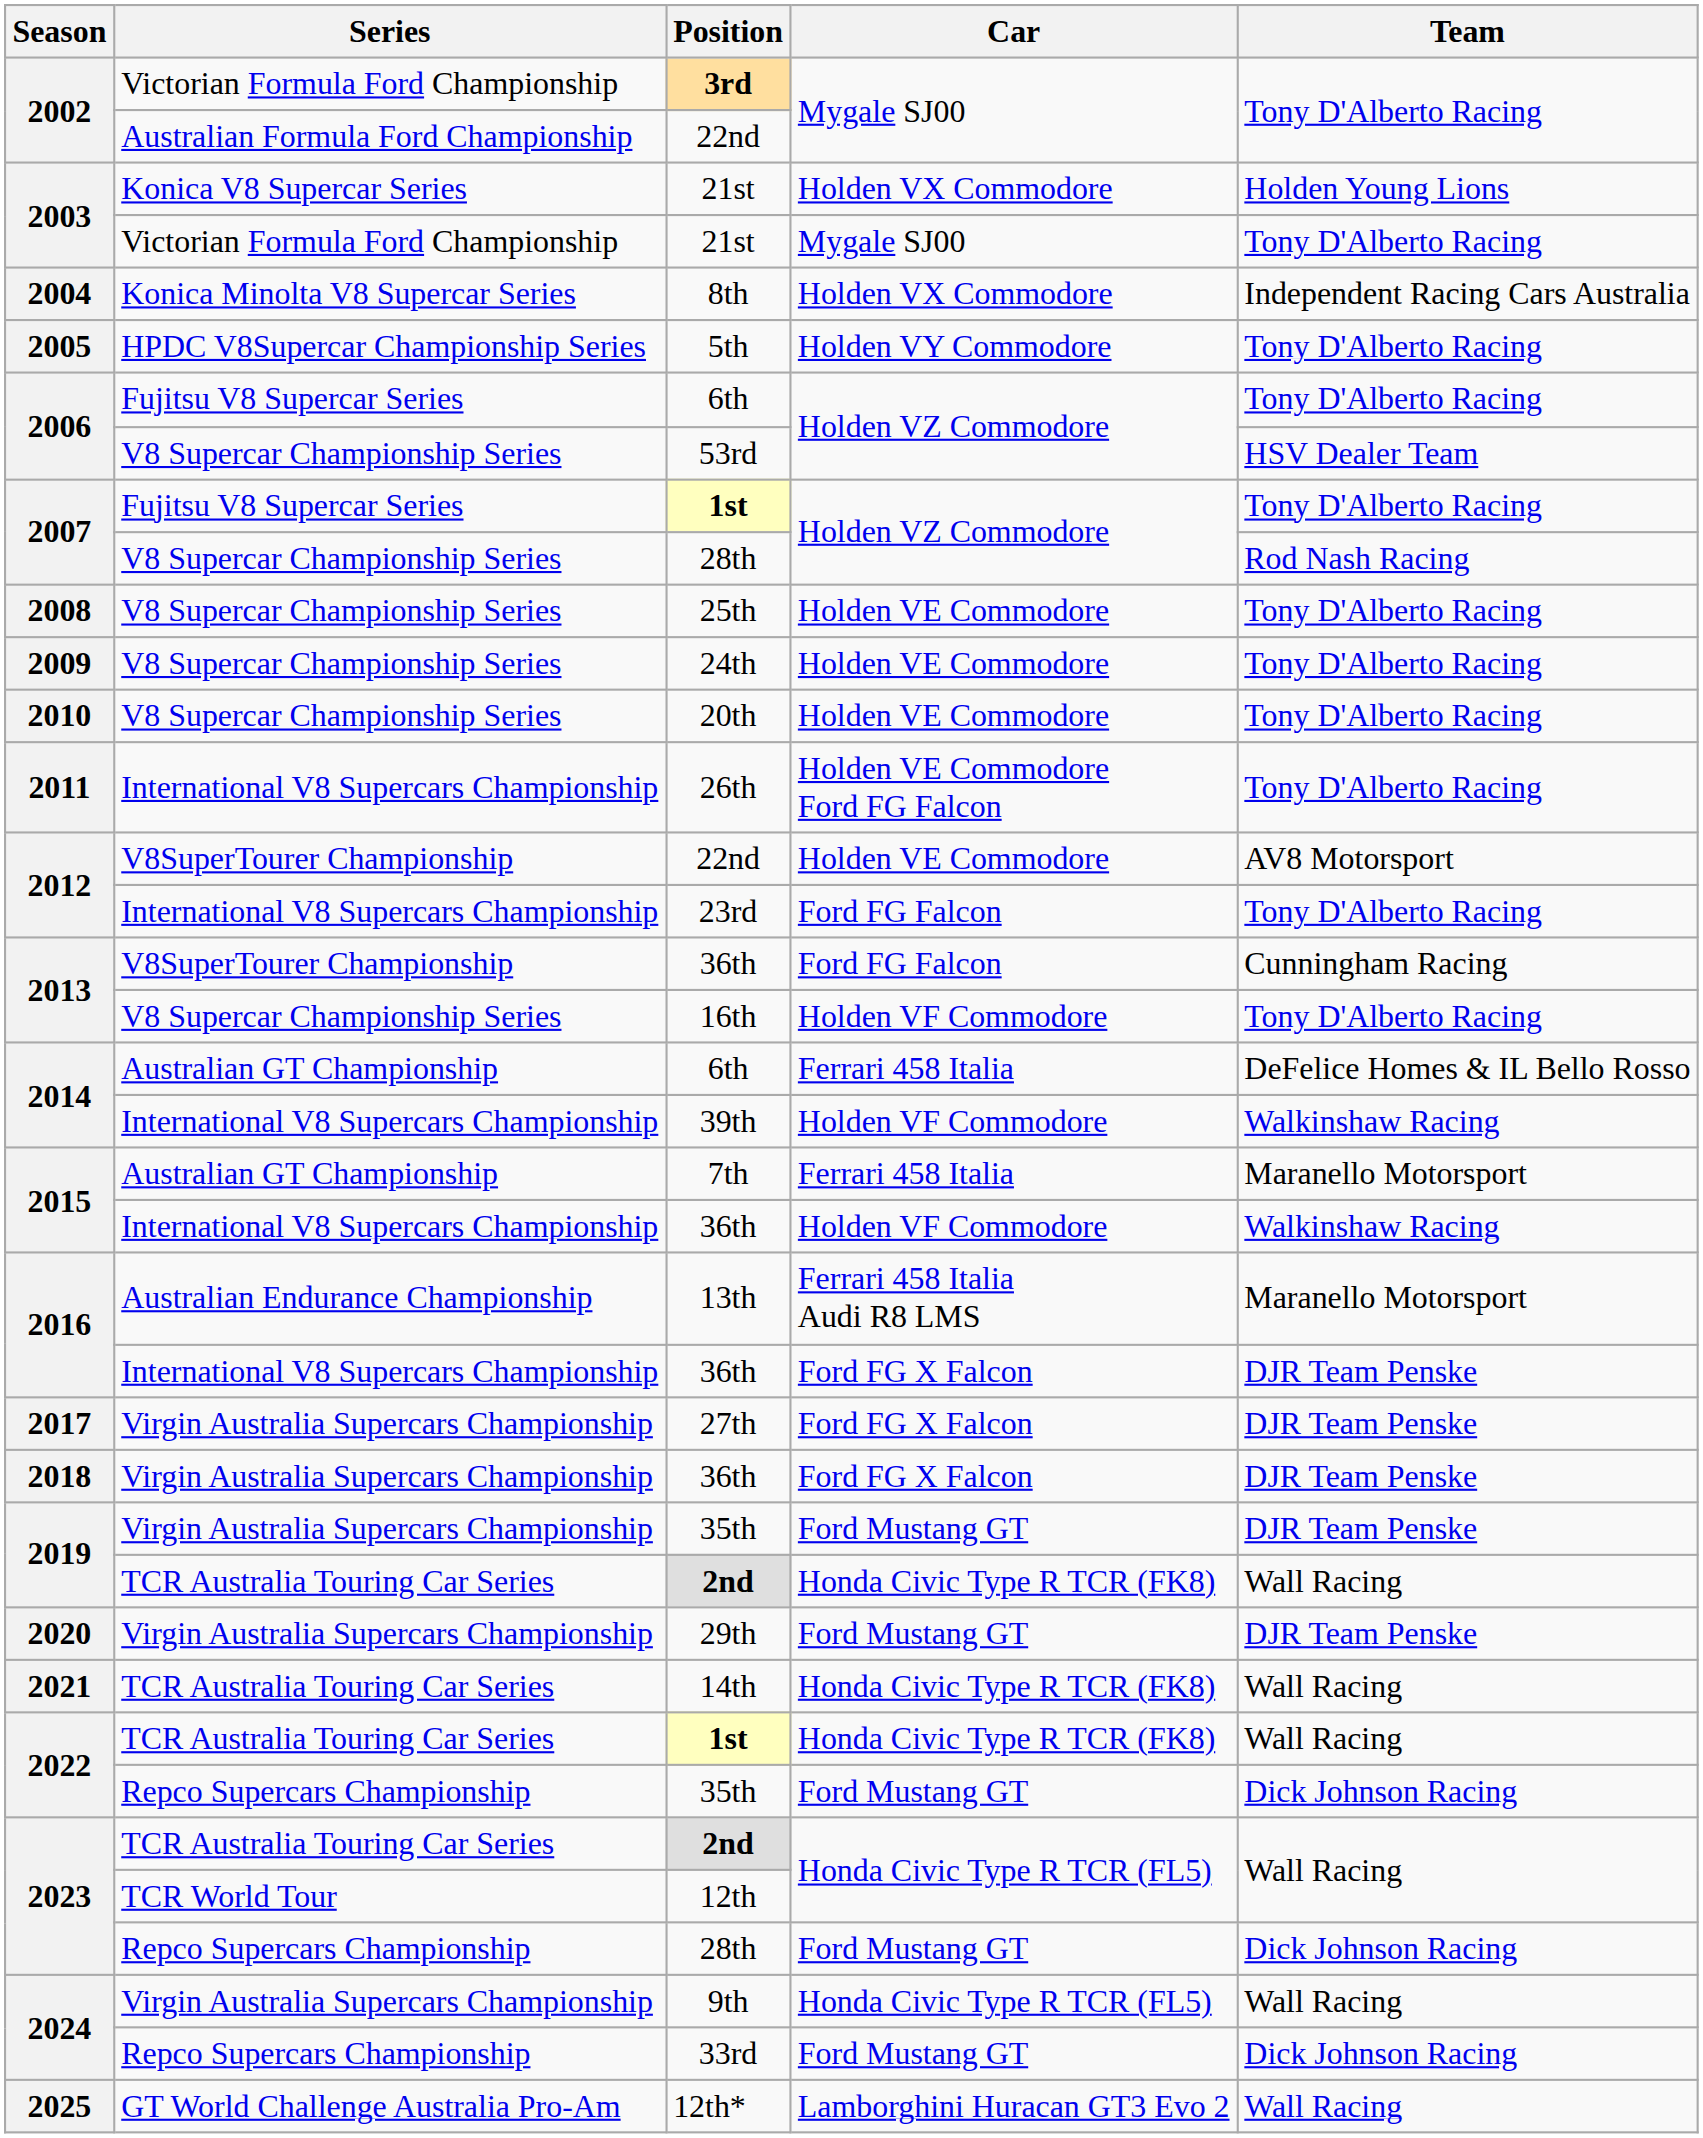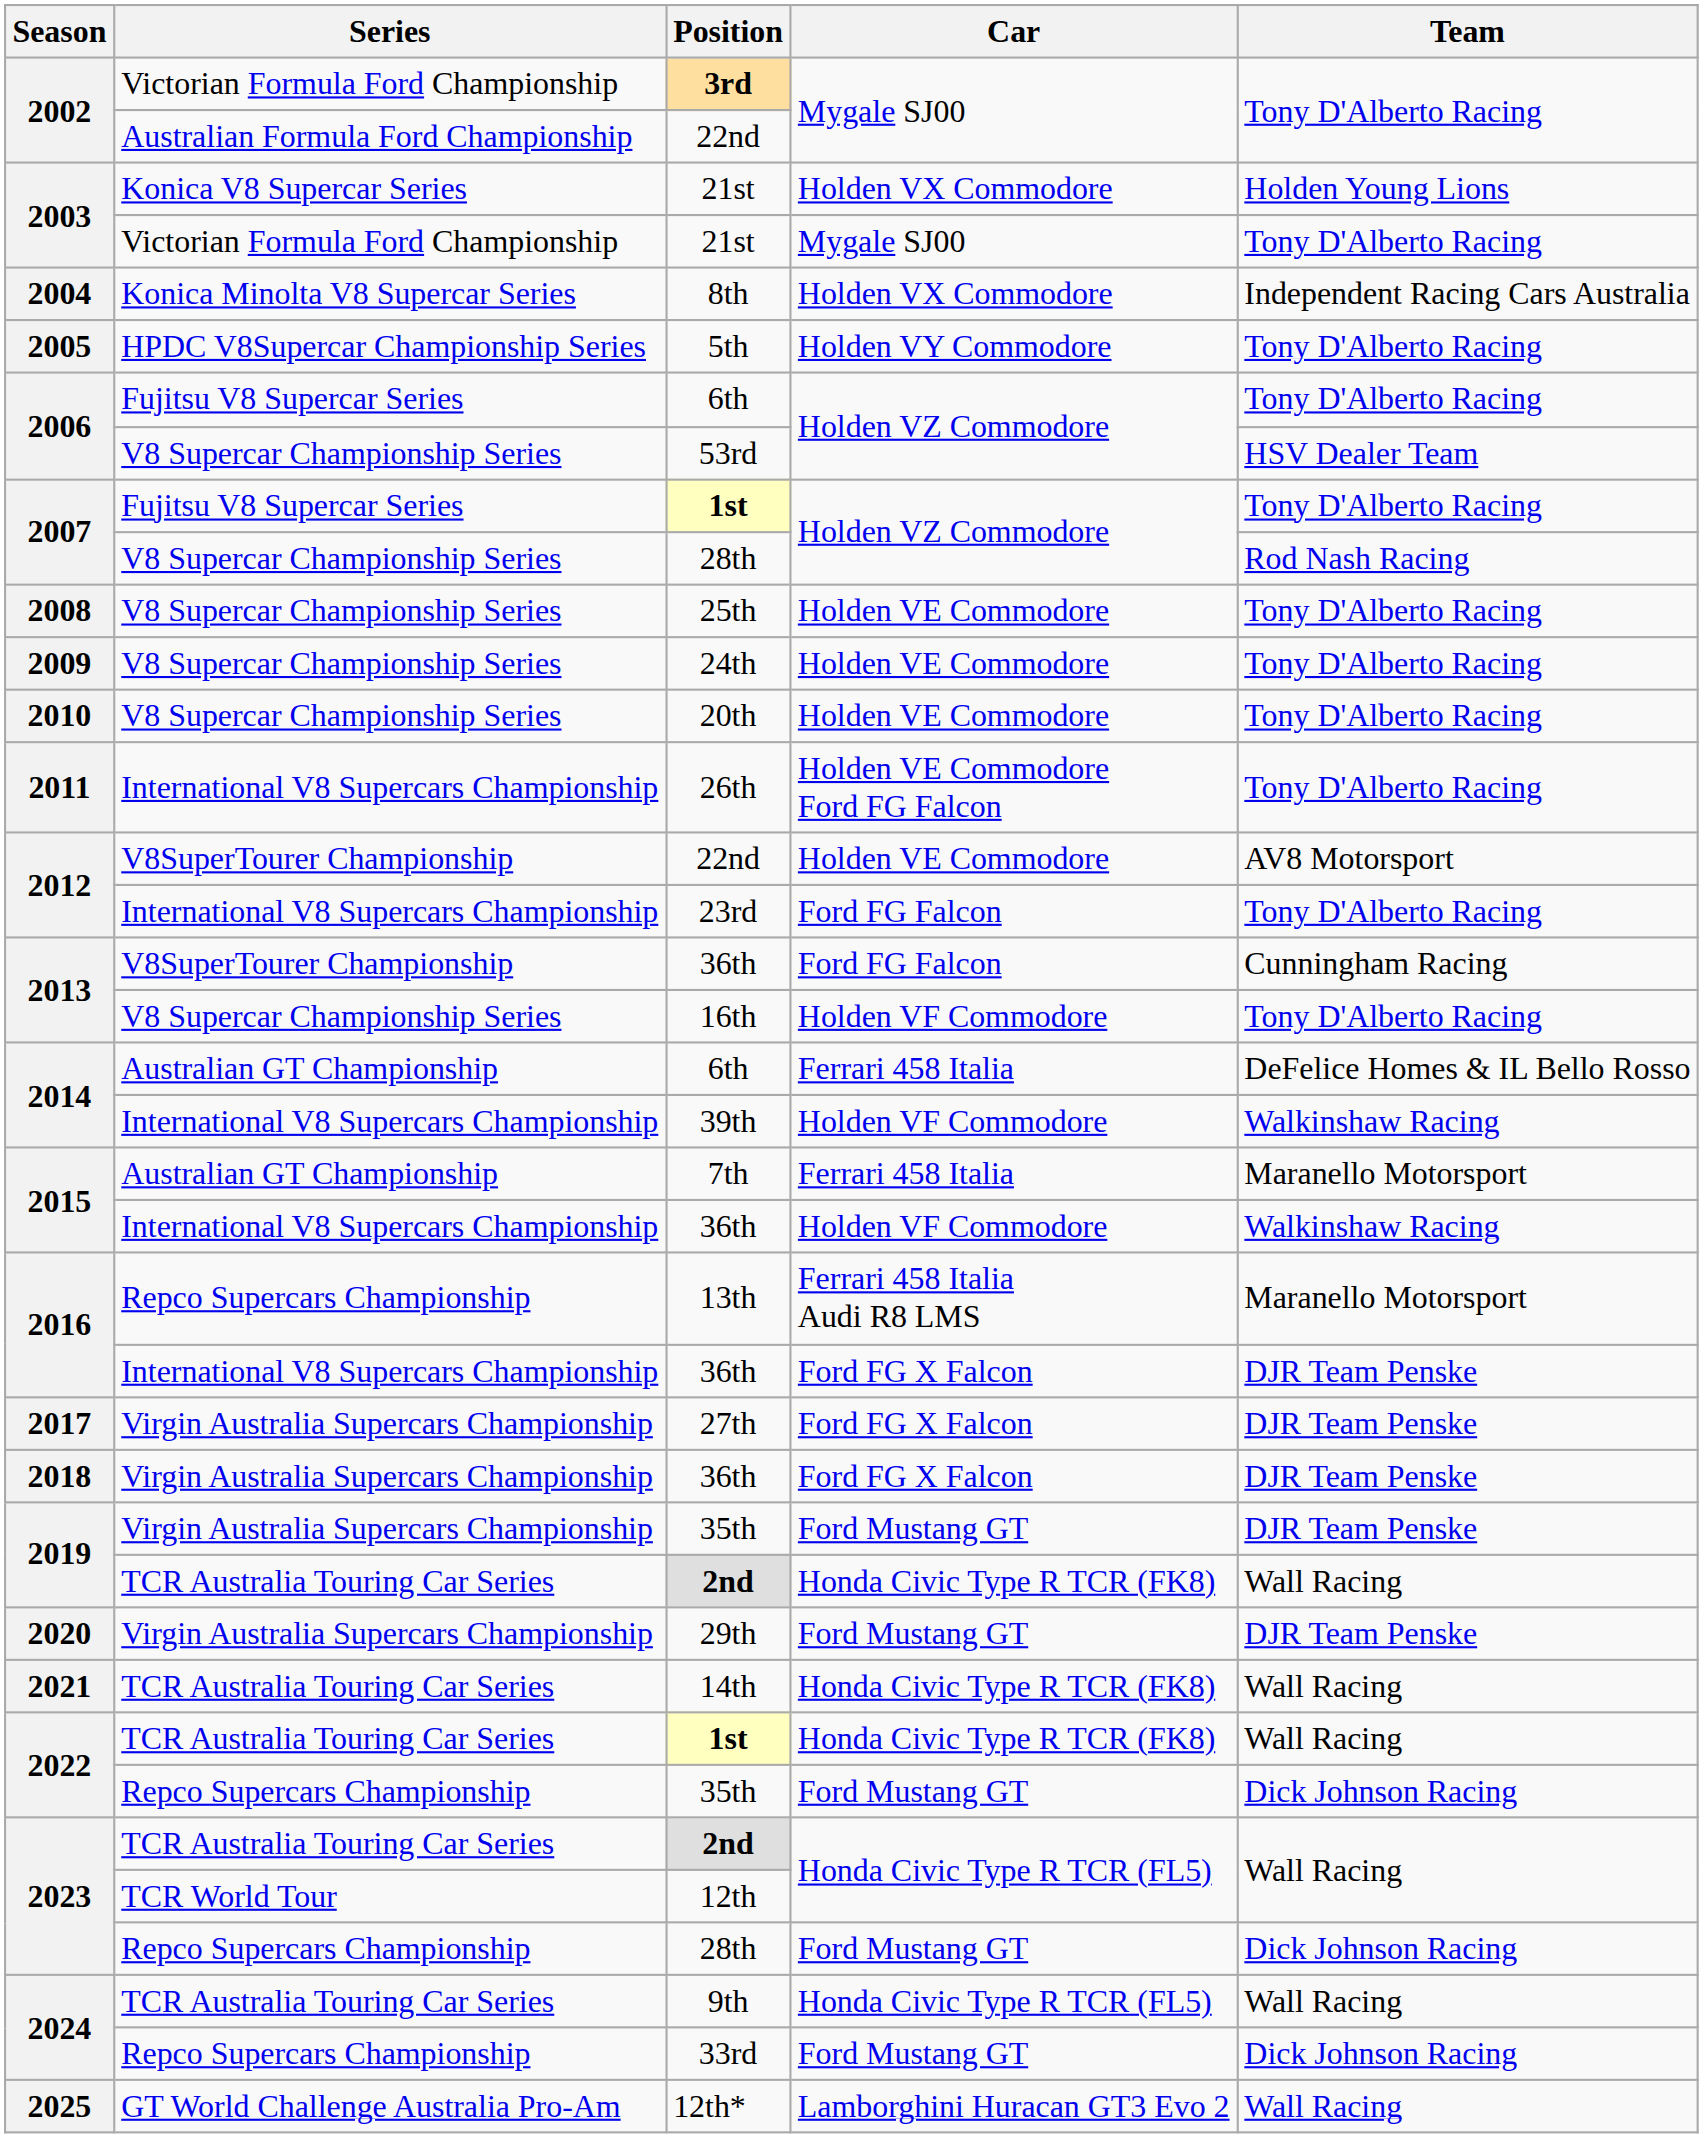(357, 1298) Australian Endurance Championship -> (326, 1298) Repco Supercars Championship
(387, 2001) Virgin Australia Supercars Championship -> (338, 2001) TCR Australia Touring Car Series
